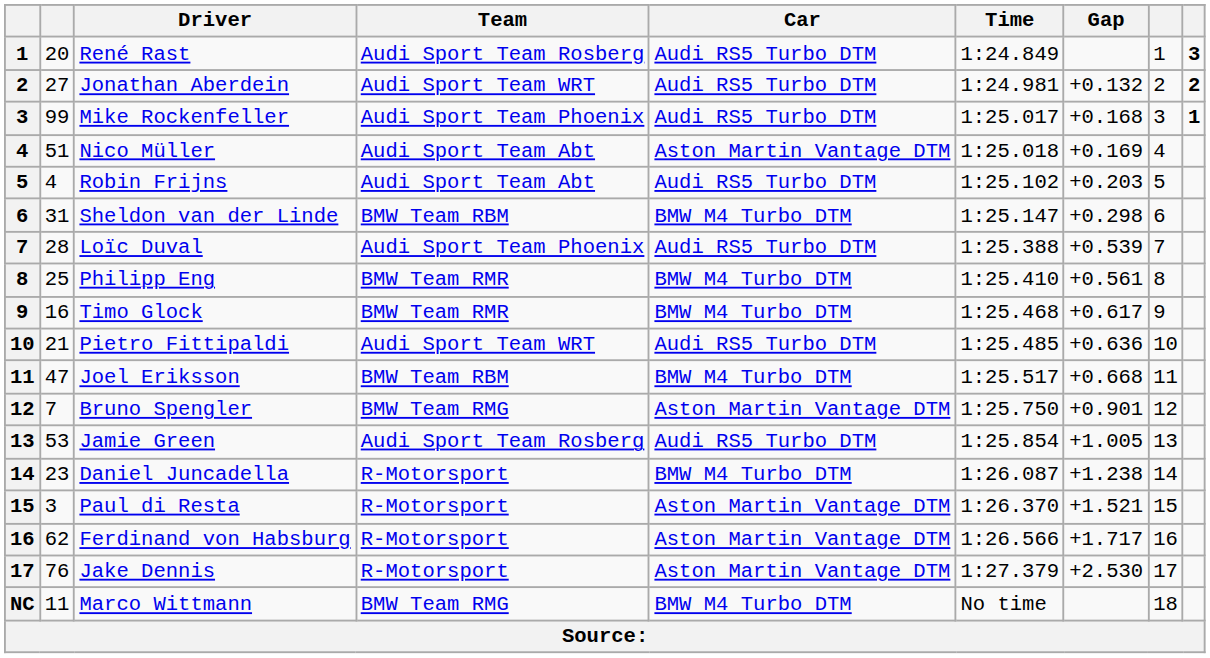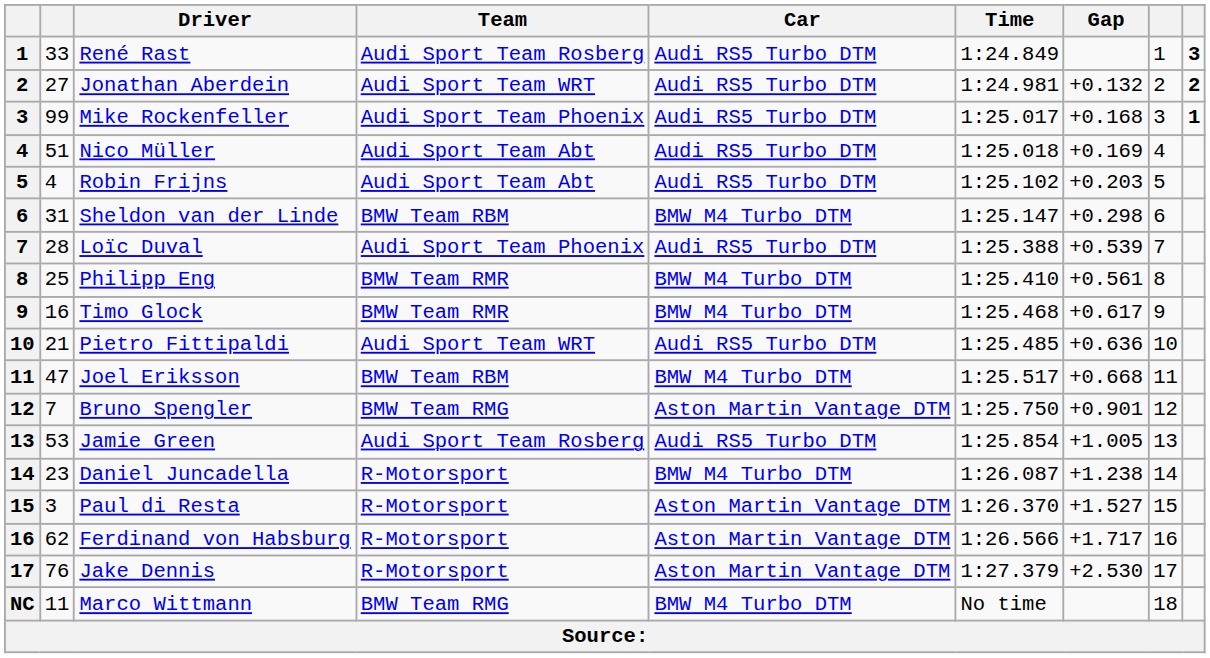(57, 54) 20 -> (57, 54) 33
(802, 151) Aston Martin Vantage DTM -> (765, 151) Audi RS5 Turbo DTM
(1106, 507) +1.521 -> (1106, 507) +1.527
